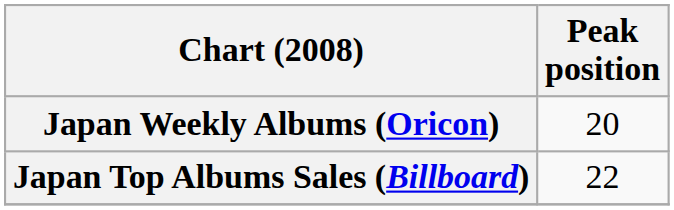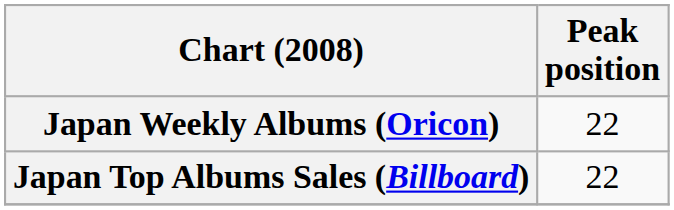(603, 123) 20 -> (603, 123) 22
